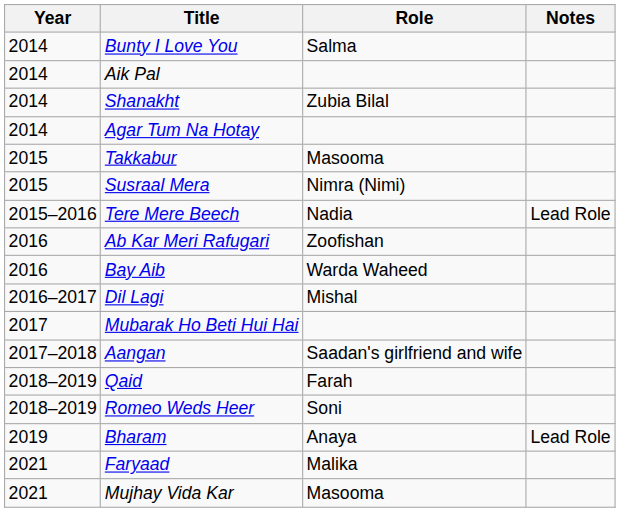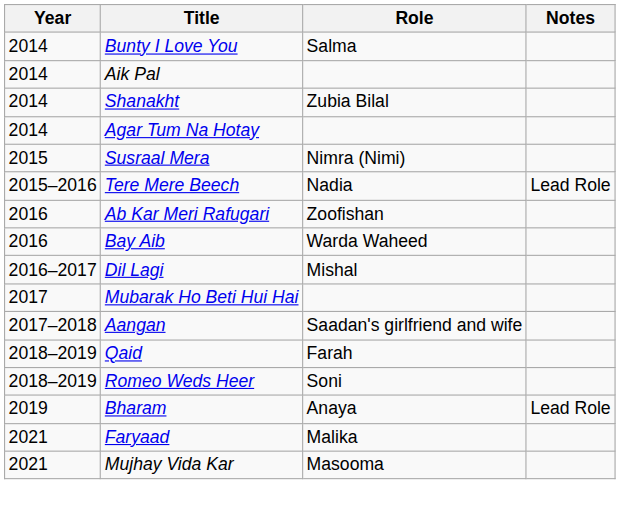- row: (141, 158)
